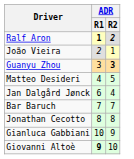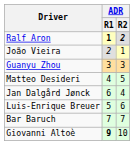(113, 66) bold -> (123, 66) normal
+ row: (53, 107)
- row: (46, 120)
- row: (48, 134)
